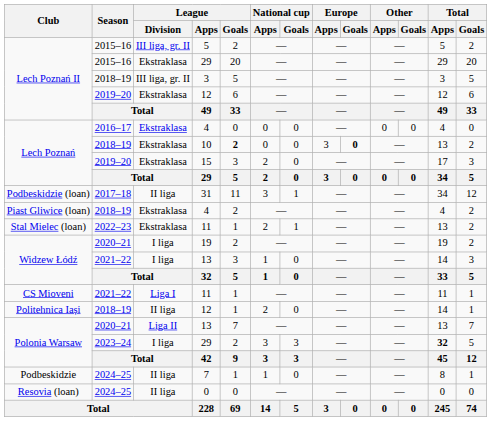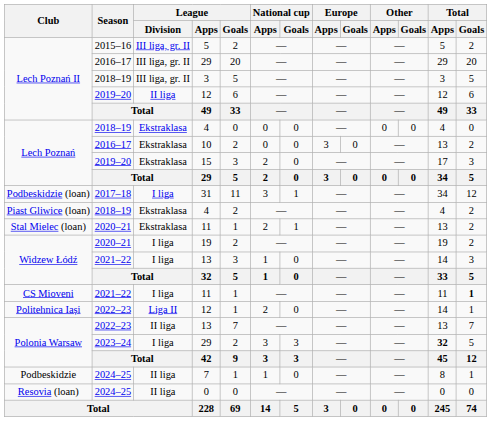(113, 62) 2015–16 -> (113, 62) 2016–17
(163, 62) Ekstraklasa -> (163, 62) III liga, gr. II
(163, 95) Ekstraklasa -> (163, 95) II liga
(113, 128) 2016–17 -> (113, 128) 2018–19
(113, 144) 2018–19 -> (113, 144) 2016–17
(235, 144) bold -> (235, 144) normal
(355, 144) bold -> (355, 144) normal
(163, 194) II liga -> (163, 194) I liga
(113, 227) 2022–23 -> (113, 227) 2020–21
(163, 293) Liga I -> (163, 293) I liga
(471, 293) normal -> (471, 293) bold
(113, 309) 2018–19 -> (113, 309) 2022–23
(163, 309) II liga -> (163, 309) Liga II
(113, 326) 2020–21 -> (113, 326) 2022–23
(163, 326) Liga II -> (163, 326) II liga
